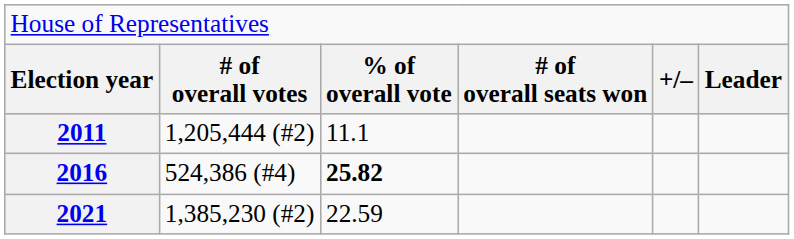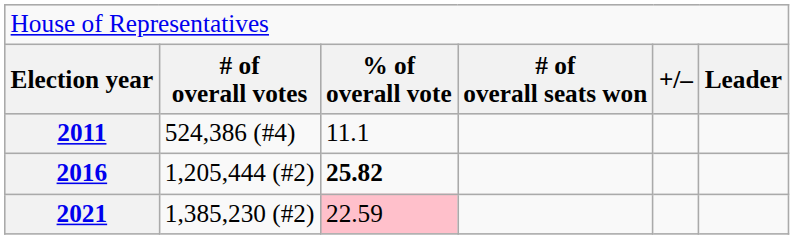(240, 133) 1,205,444 (#2) -> (230, 133) 524,386 (#4)
(230, 173) 524,386 (#4) -> (240, 173) 1,205,444 (#2)
(354, 213) no background -> (354, 213) pink background
